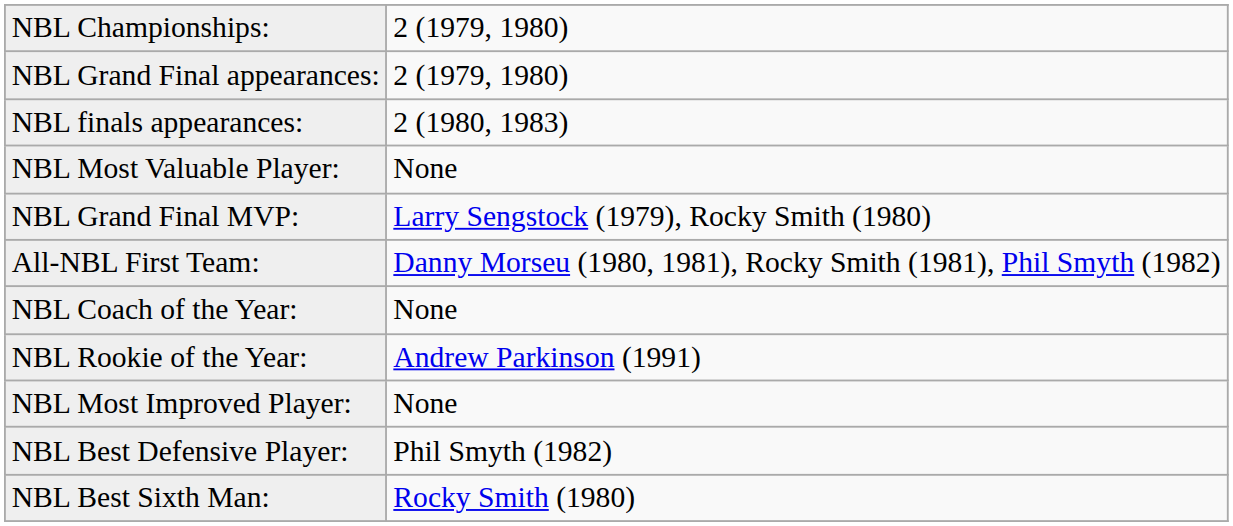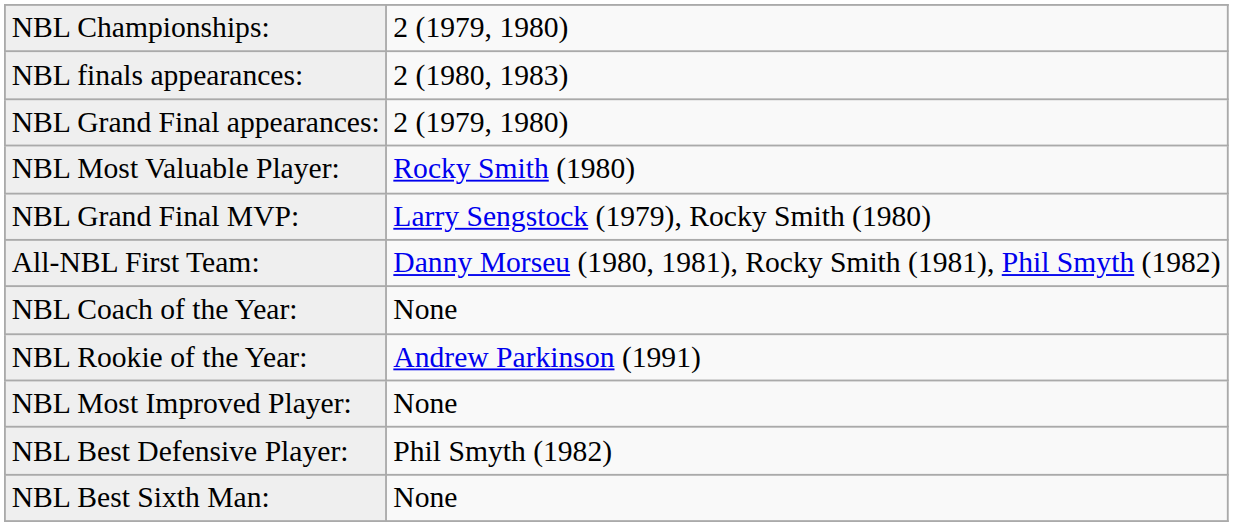rows swapped: (157, 121) <-> (196, 74)
(425, 168) None -> (514, 168) Rocky Smith (1980)
(514, 497) Rocky Smith (1980) -> (425, 497) None
